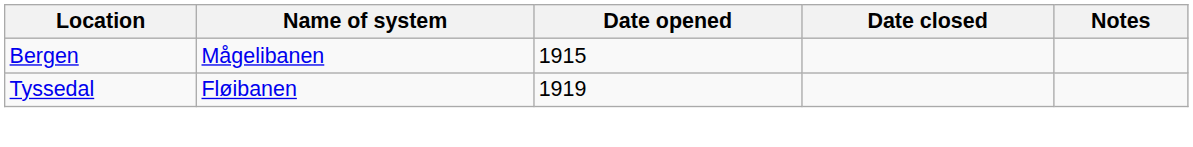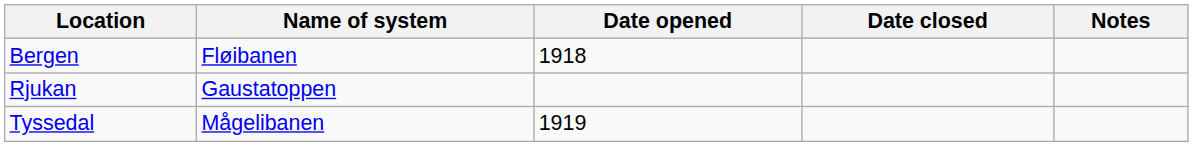(263, 55) Mågelibanen -> (249, 55) Fløibanen
(563, 55) 1915 -> (563, 55) 1918
+ row: (43, 89)
(249, 89) Fløibanen -> (263, 123) Mågelibanen
